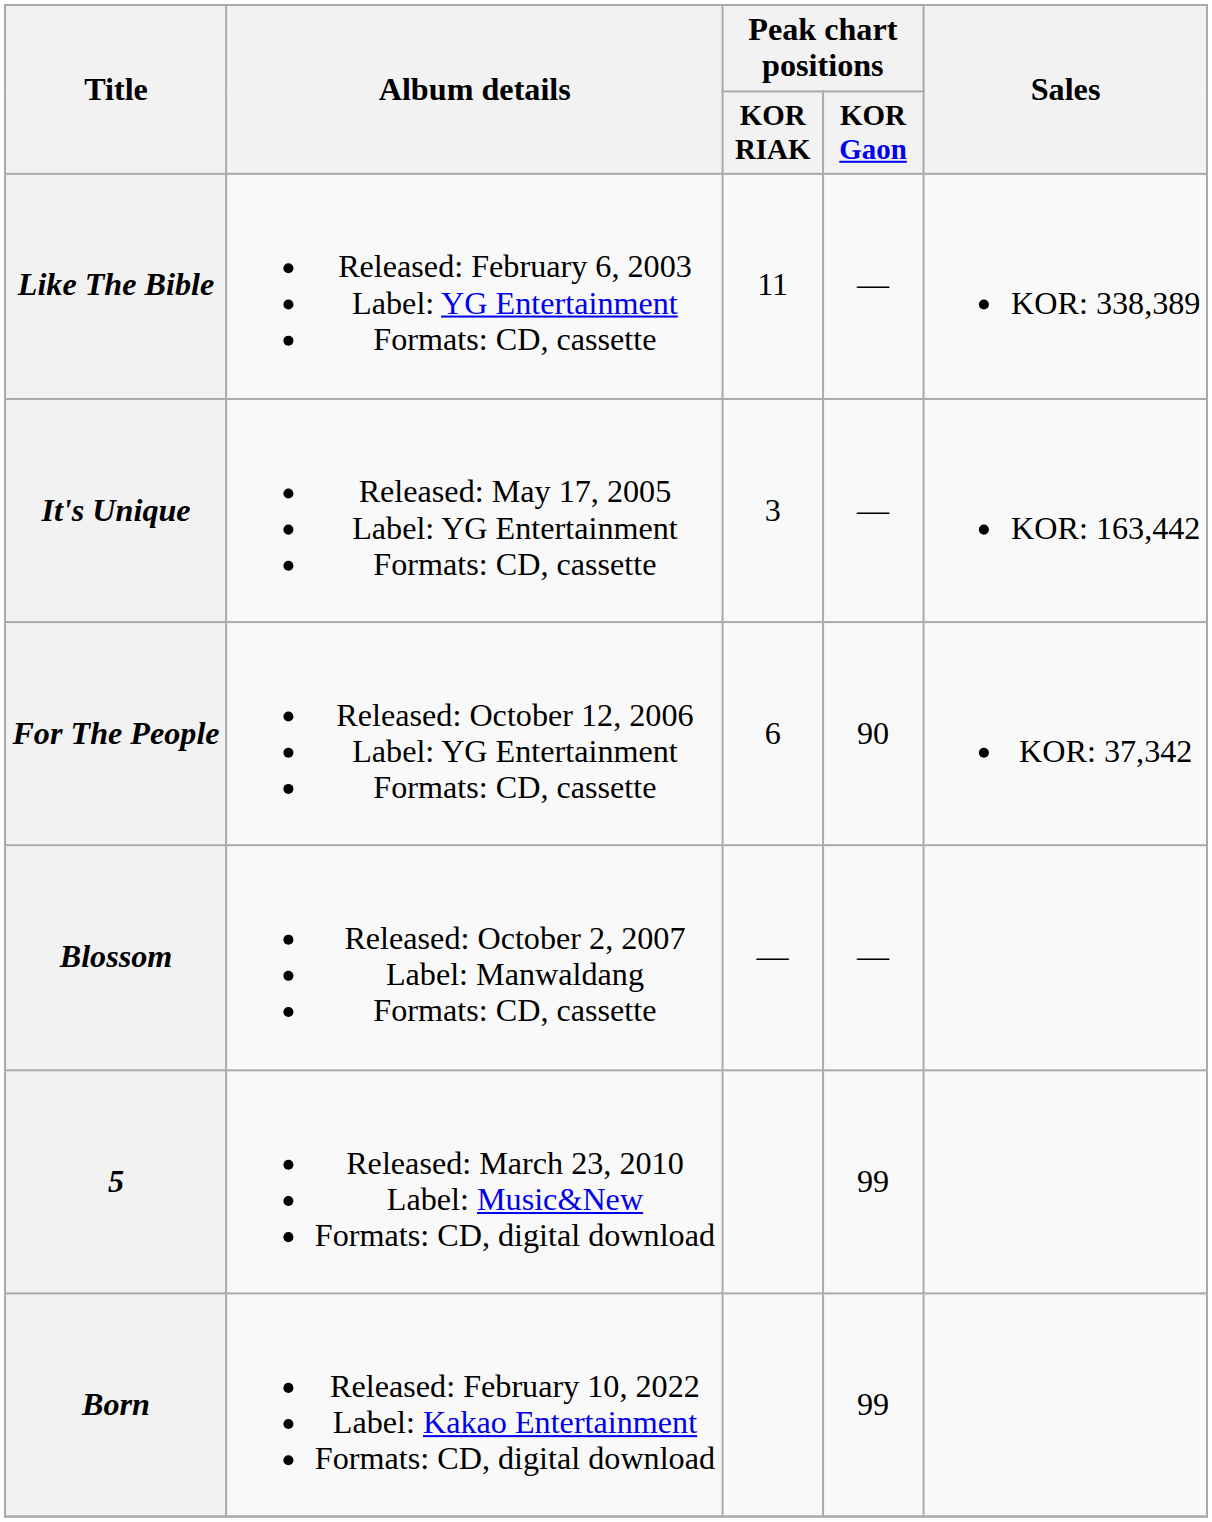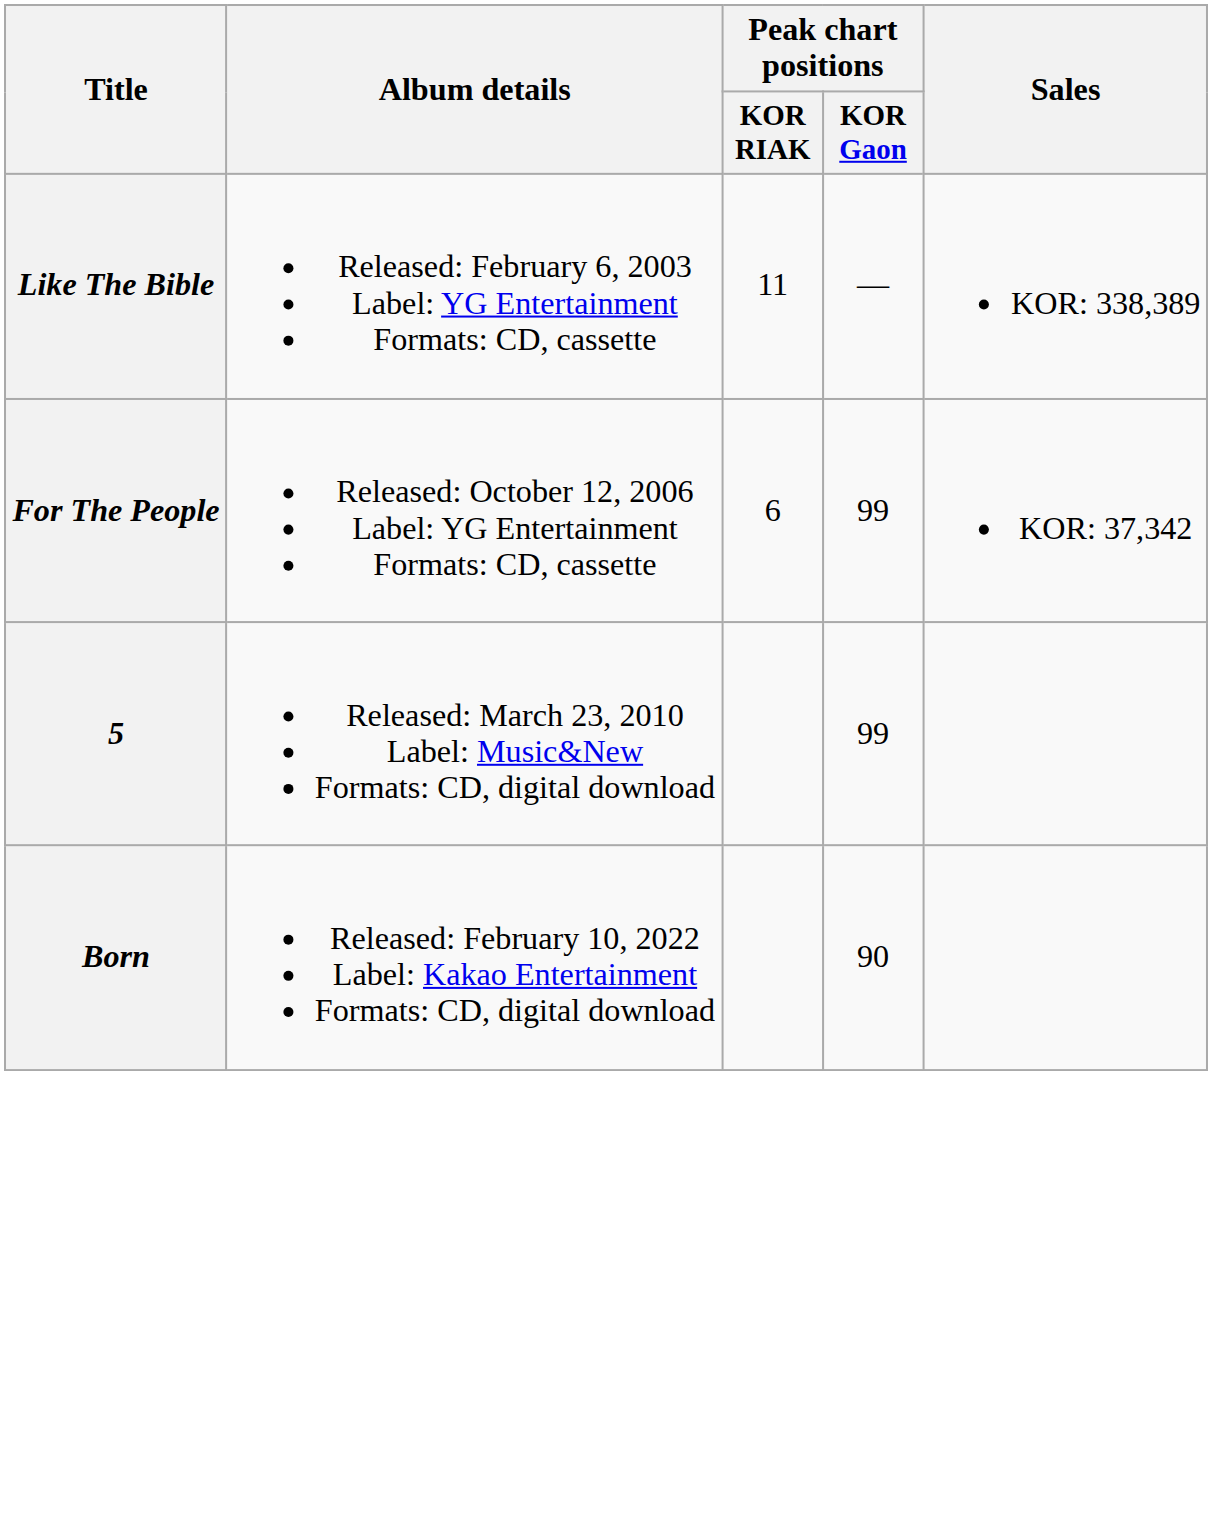- row: (116, 509)
(873, 733) 90 -> (873, 509) 99
- row: (116, 957)
(873, 1404) 99 -> (873, 957) 90
